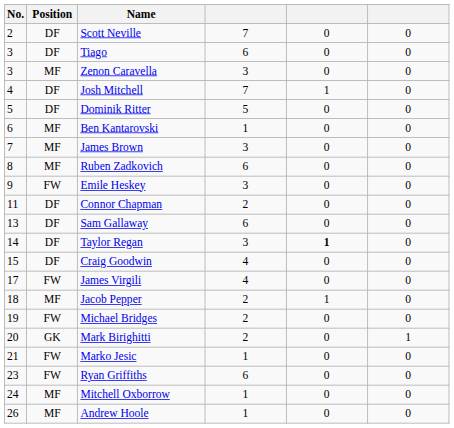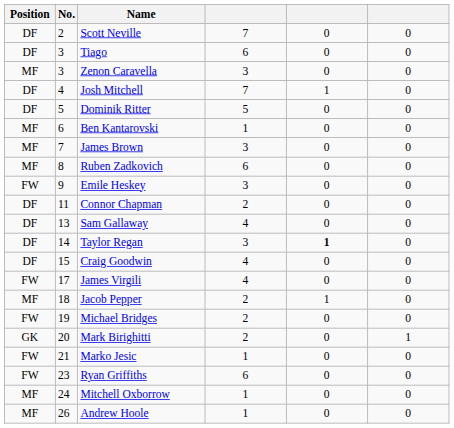columns swapped: (16, 14) <-> (52, 14)
(245, 223) 6 -> (245, 223) 4
